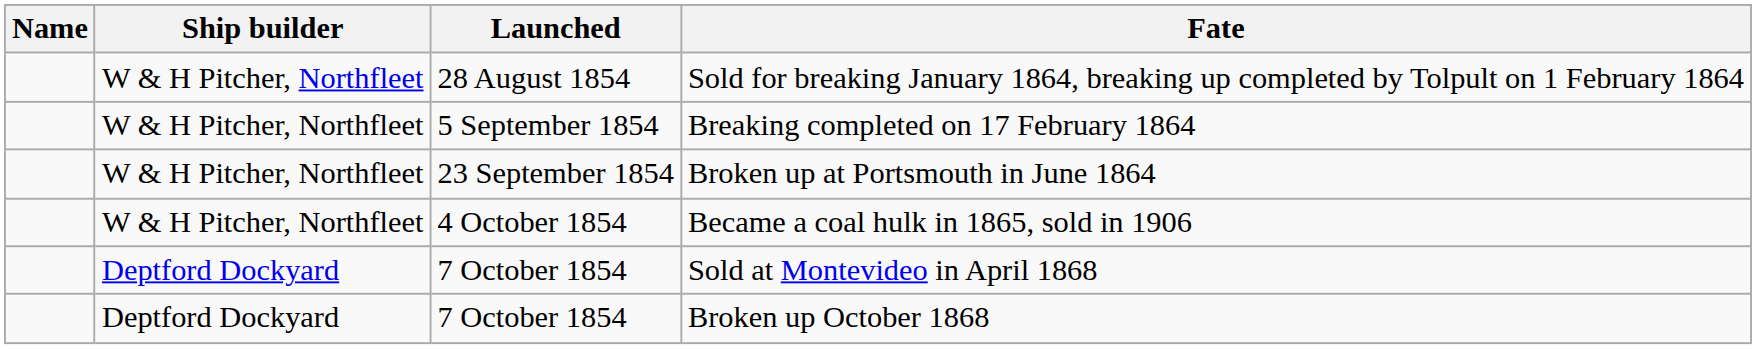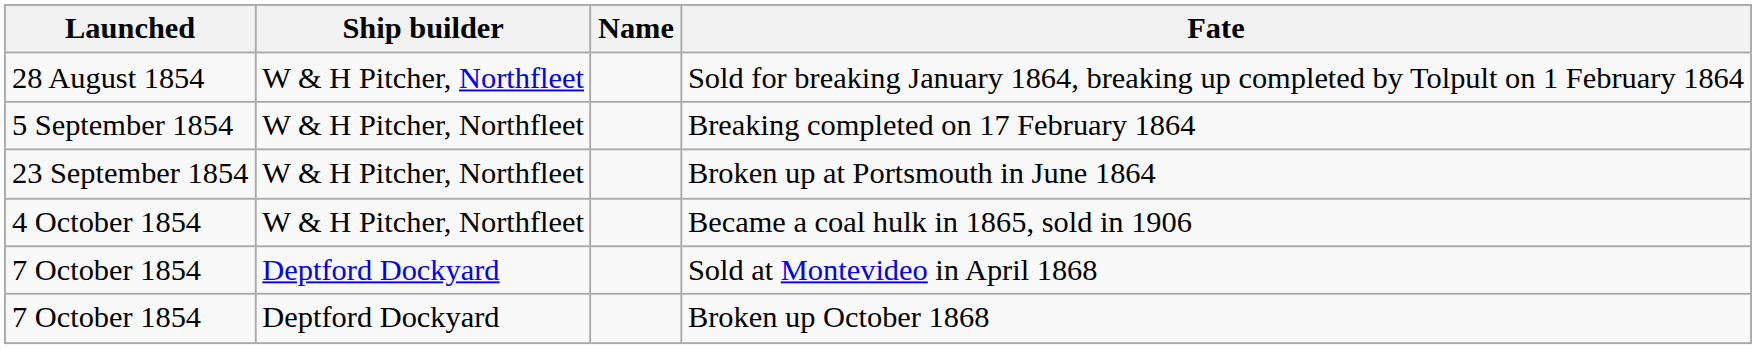columns swapped: (50, 28) <-> (556, 28)
